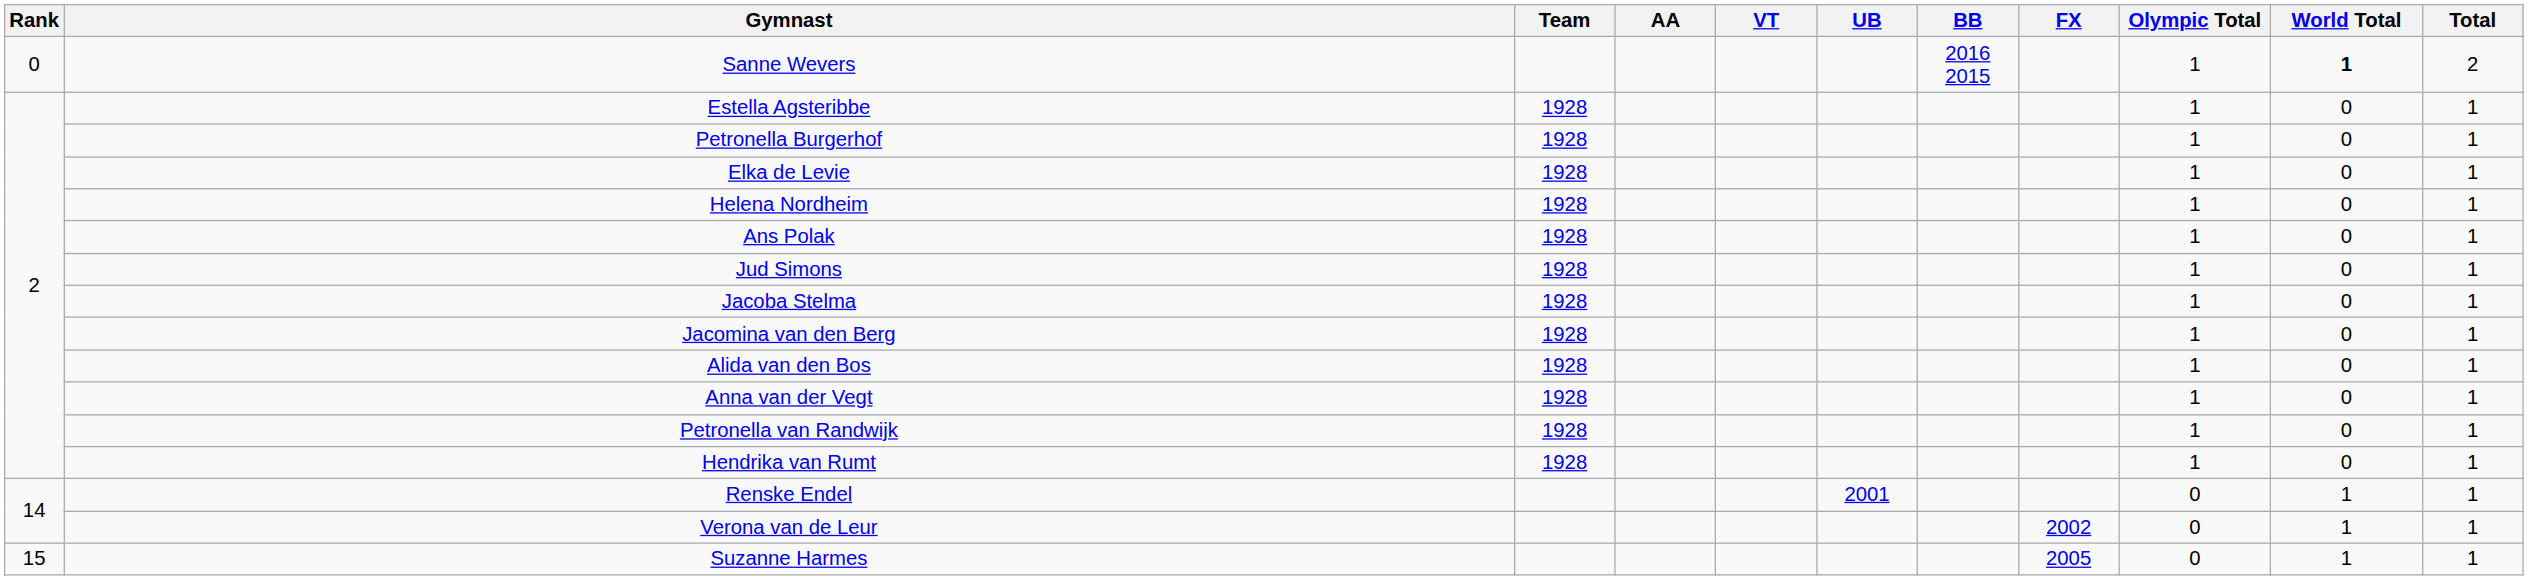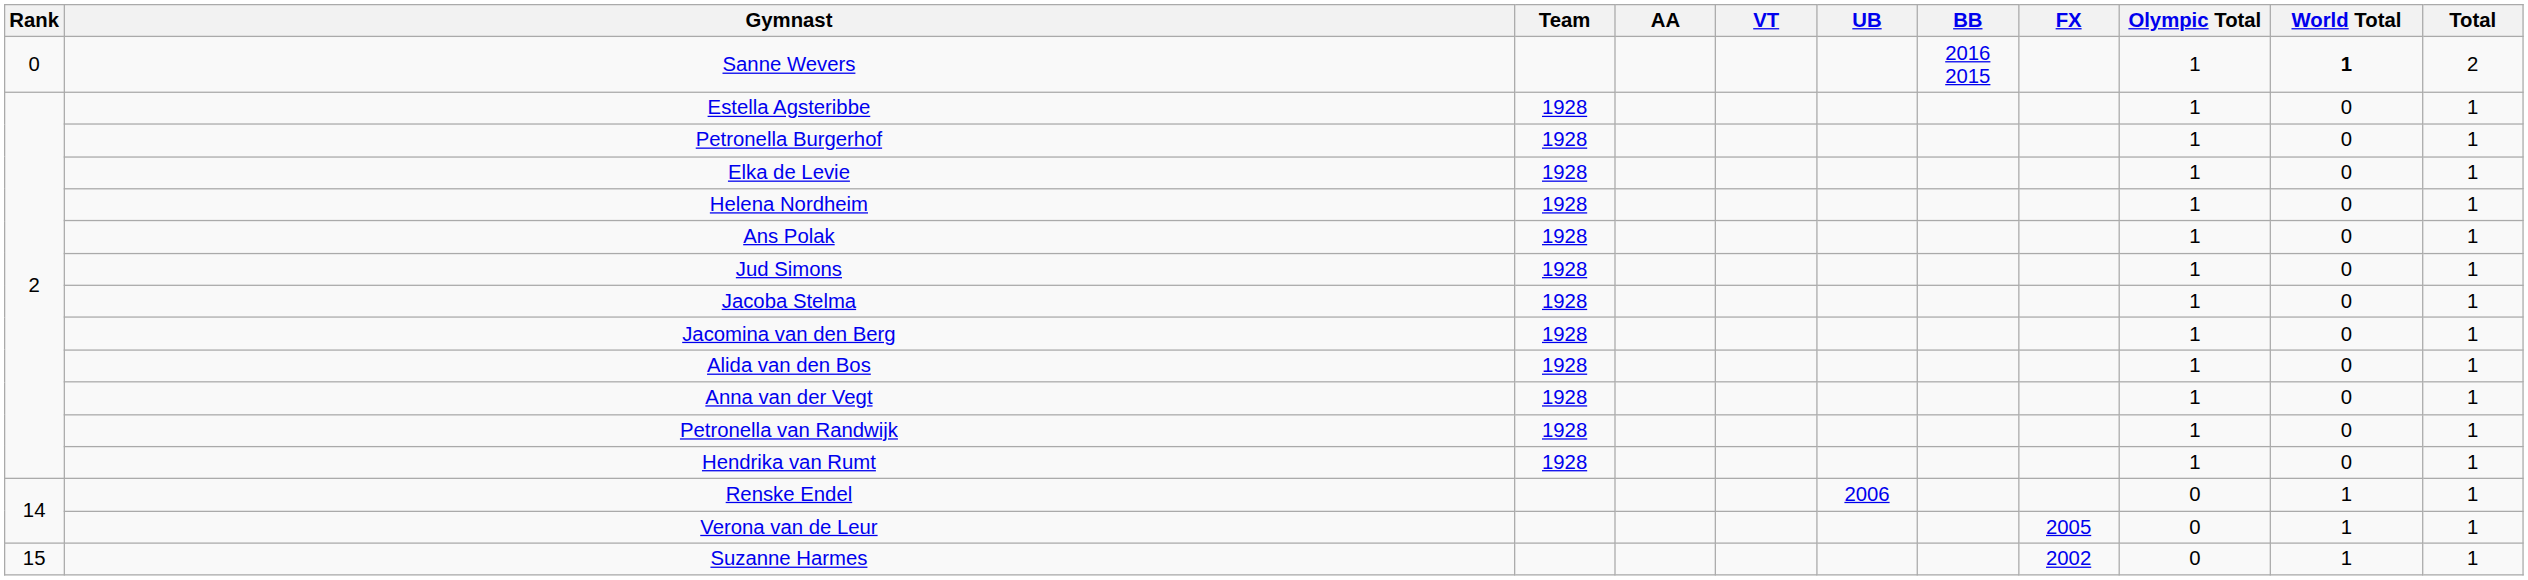(1867, 494) 2001 -> (1867, 494) 2006
(2069, 526) 2002 -> (2069, 526) 2005
(2069, 559) 2005 -> (2069, 559) 2002
